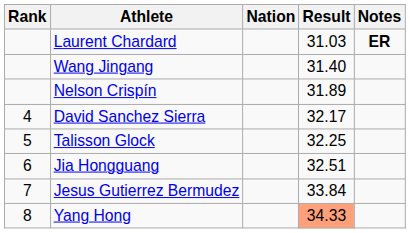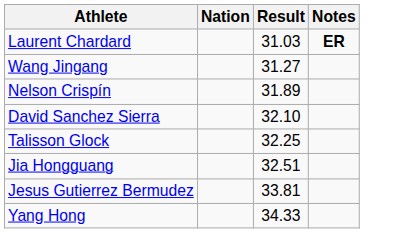- column: (27, 16)
(326, 66) 31.40 -> (281, 66) 31.27
(326, 116) 32.17 -> (281, 116) 32.10
(326, 191) 33.84 -> (281, 191) 33.81
(326, 215) lightsalmon background -> (281, 215) no background
